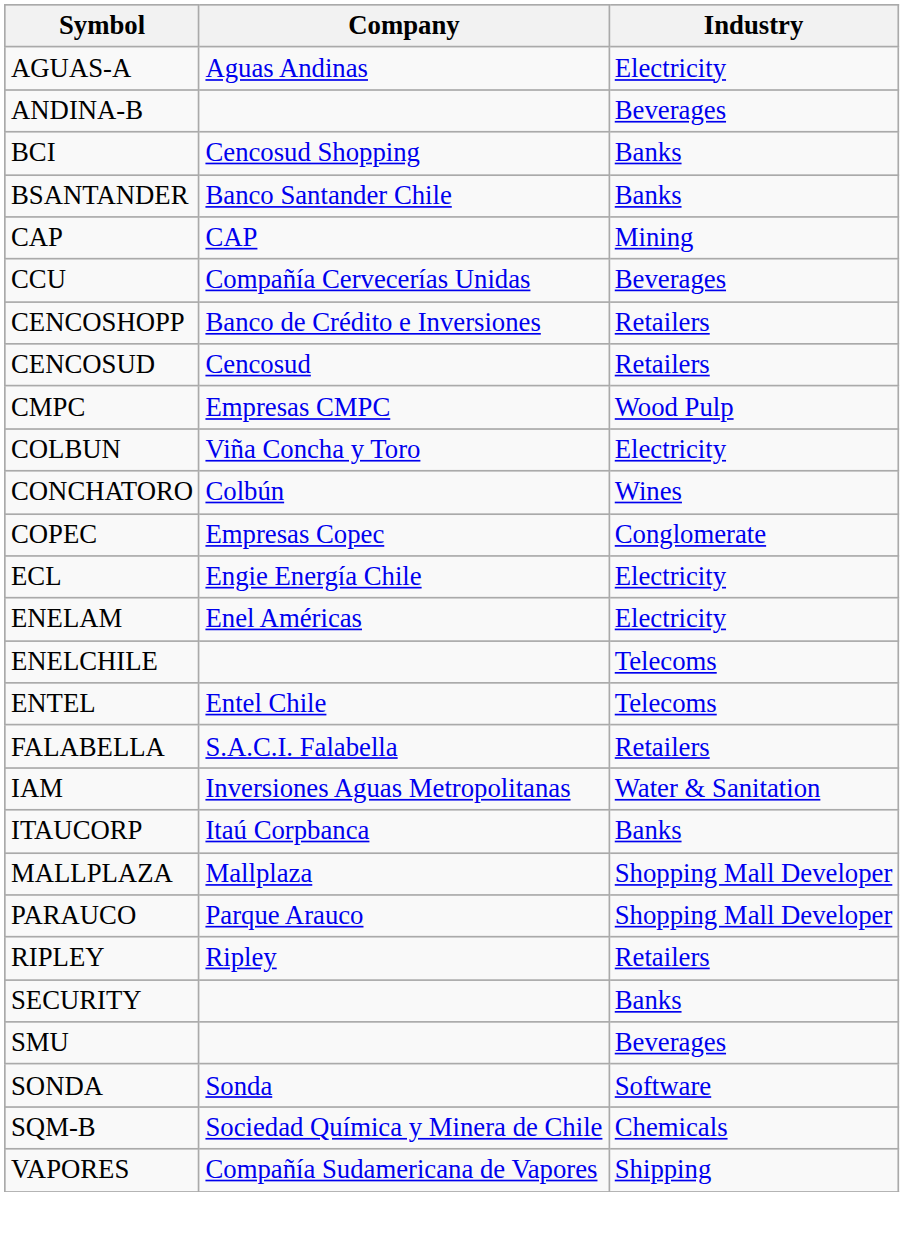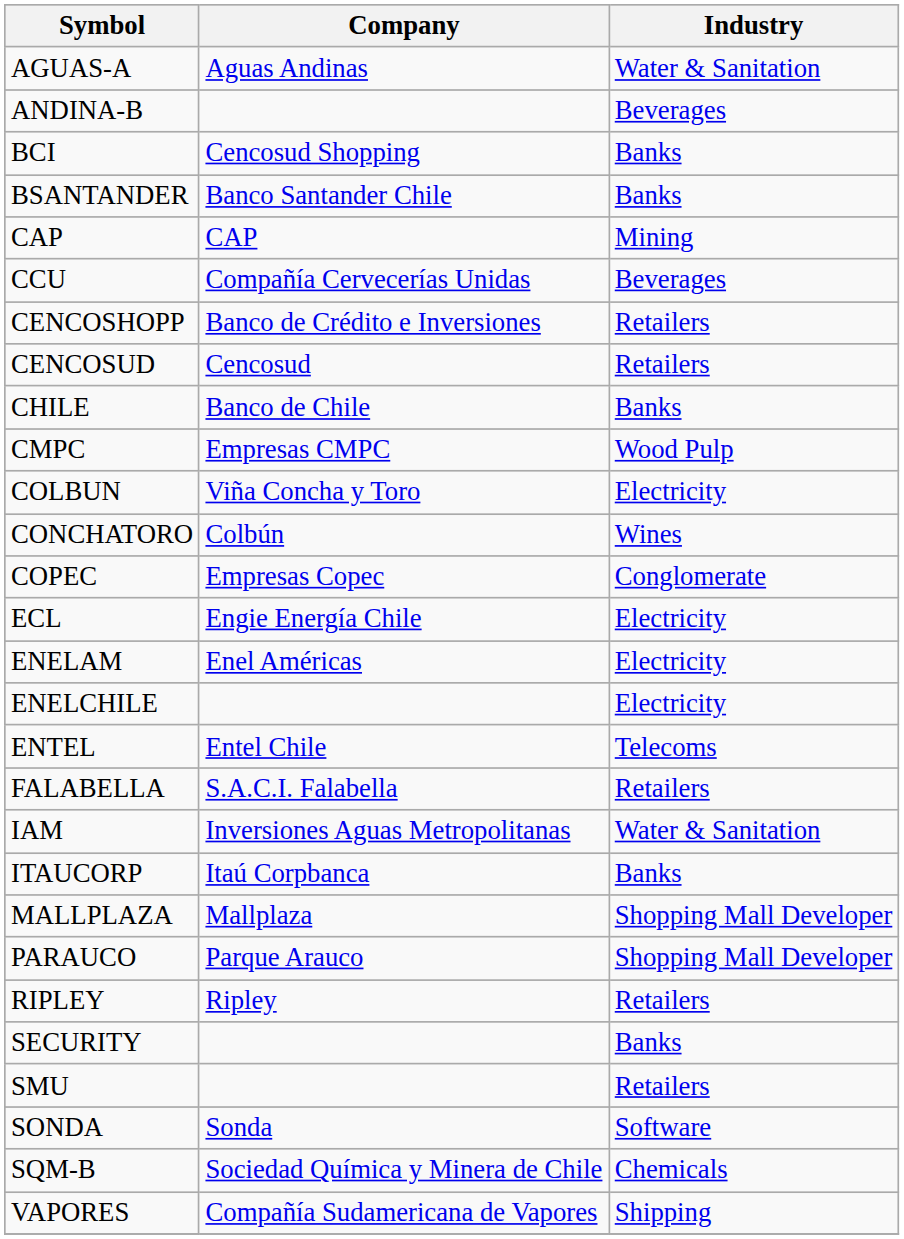(670, 68) Electricity -> (718, 68) Water & Sanitation
+ row: (50, 407)
(666, 661) Telecoms -> (670, 703) Electricity
(670, 1042) Beverages -> (662, 1085) Retailers
